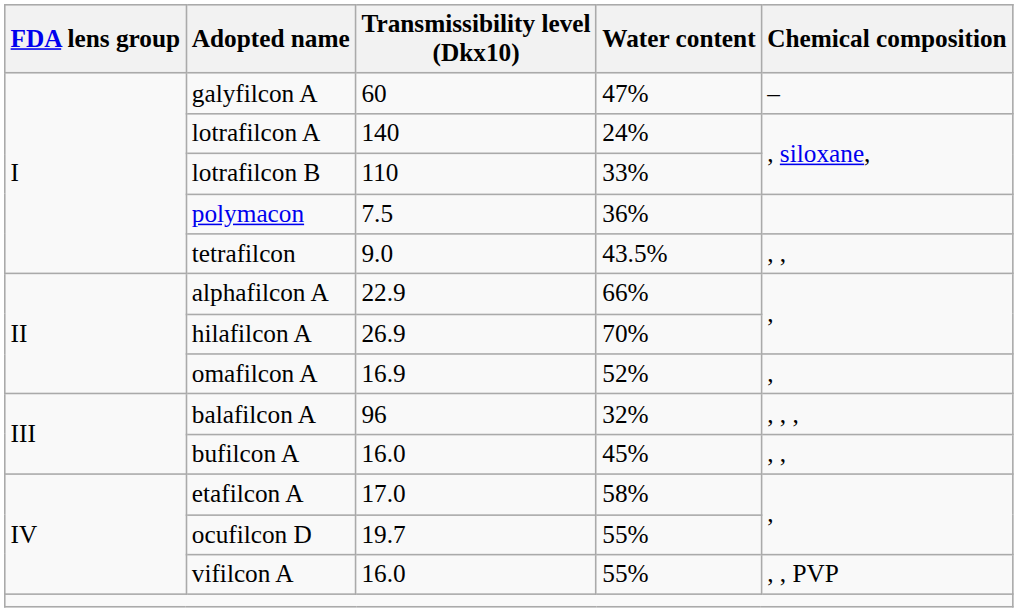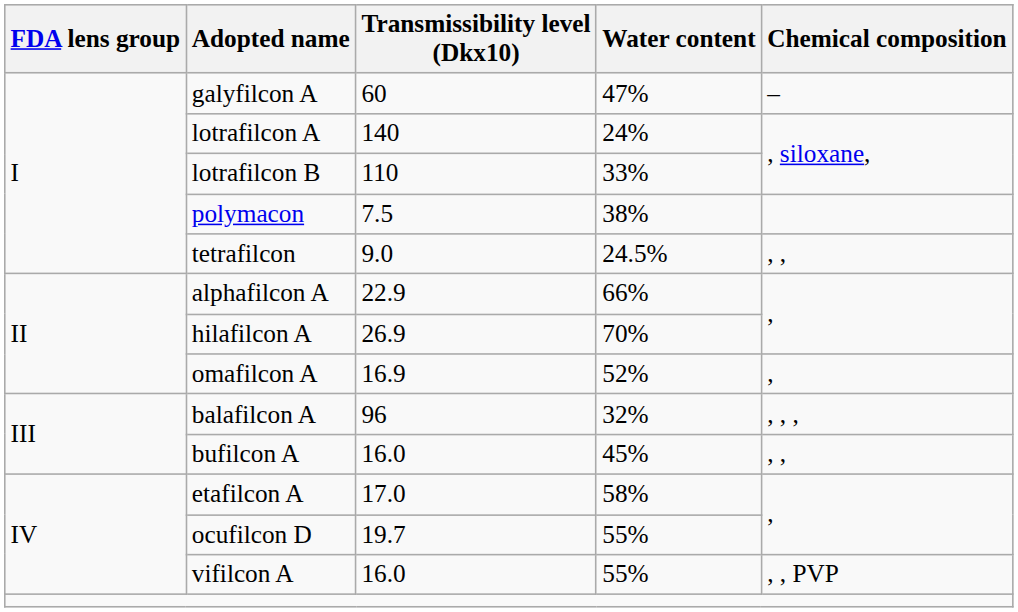(625, 213) 36% -> (625, 213) 38%
(635, 253) 43.5% -> (635, 253) 24.5%
